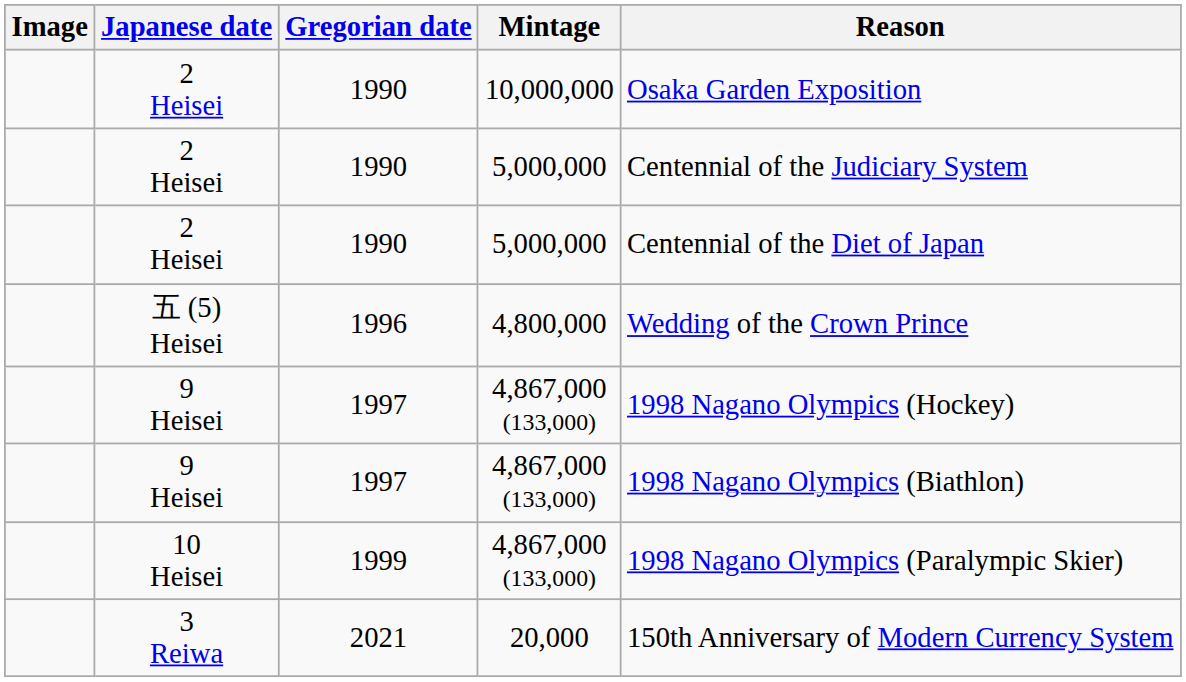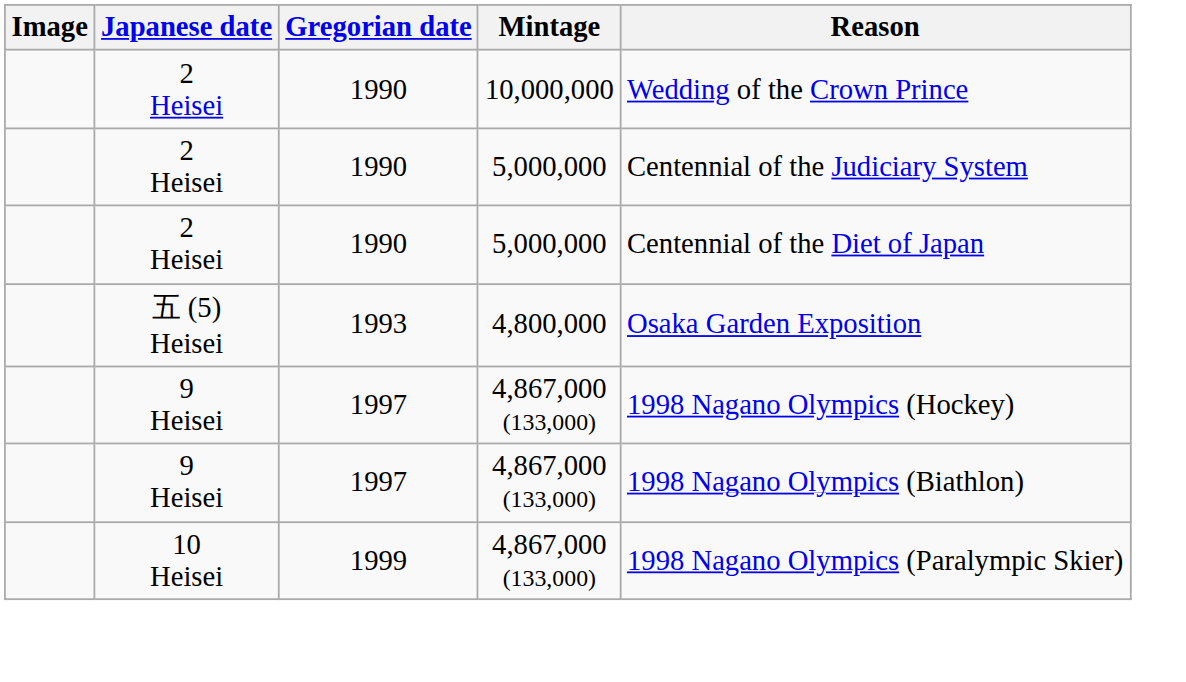(774, 88) Osaka Garden Exposition -> (798, 88) Wedding of the Crown Prince
(379, 324) 1996 -> (379, 324) 1993
(798, 324) Wedding of the Crown Prince -> (774, 324) Osaka Garden Exposition
- row: (187, 637)
